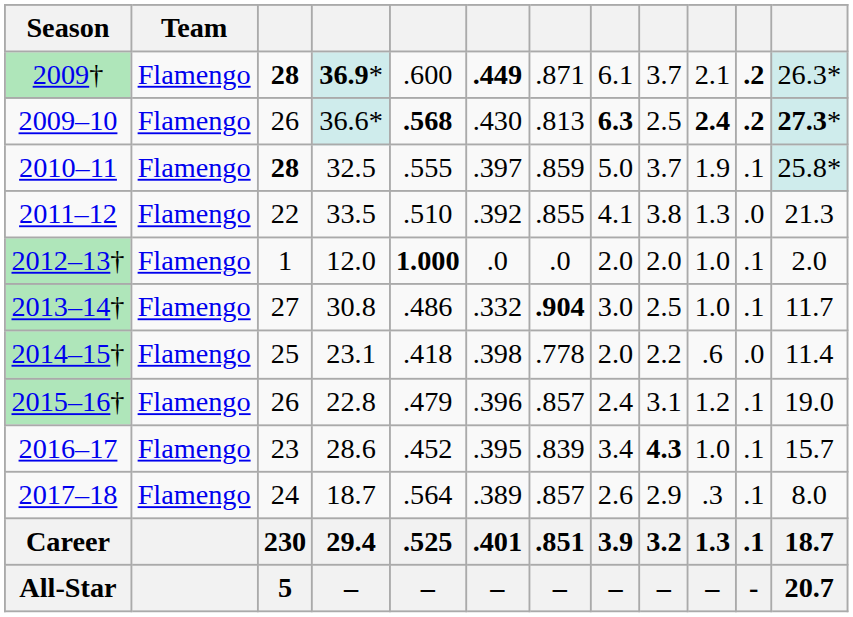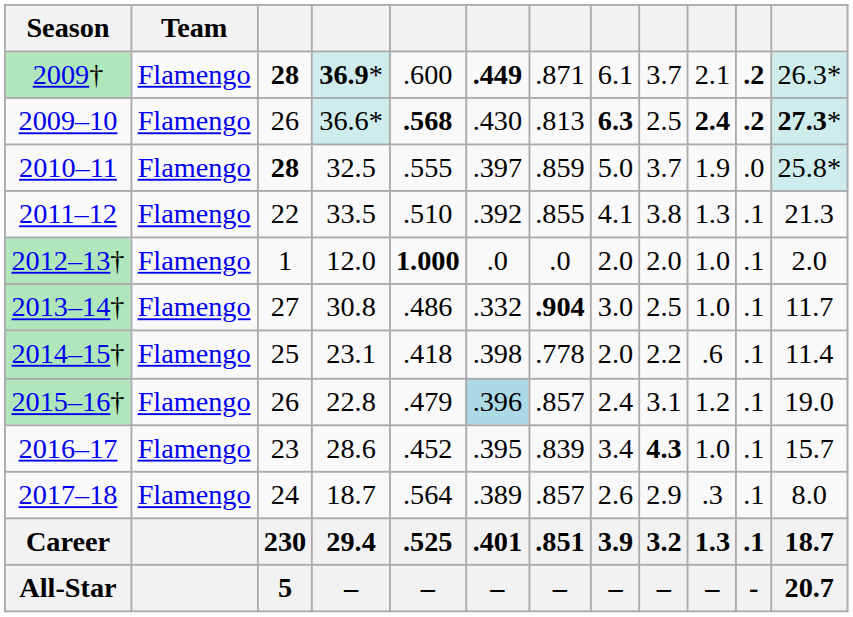(754, 167) .1 -> (754, 167) .0
(754, 214) .0 -> (754, 214) .1
(754, 354) .0 -> (754, 354) .1
(497, 400) no background -> (497, 400) lightblue background
